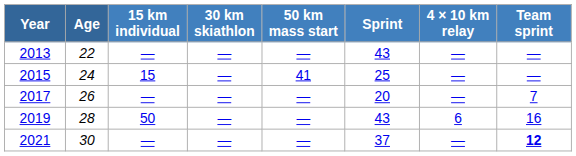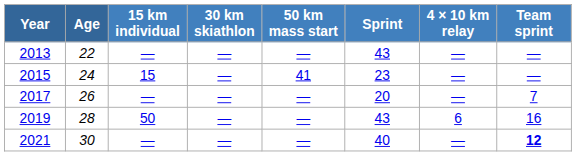(382, 75) 25 -> (382, 75) 23
(382, 141) 37 -> (382, 141) 40
